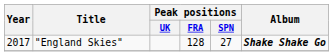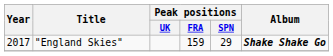(195, 43) 128 -> (195, 43) 159
(226, 43) 27 -> (226, 43) 29
